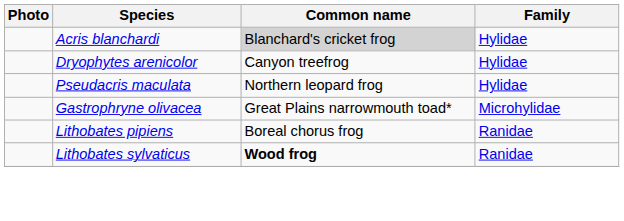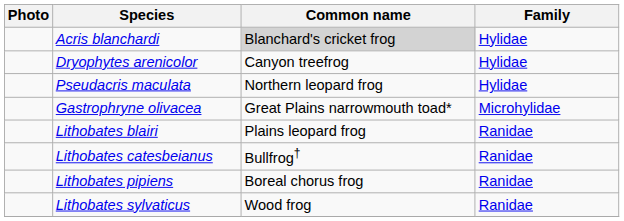+ row: (107, 131)
+ row: (134, 156)
(281, 154) bold -> (278, 204) normal
